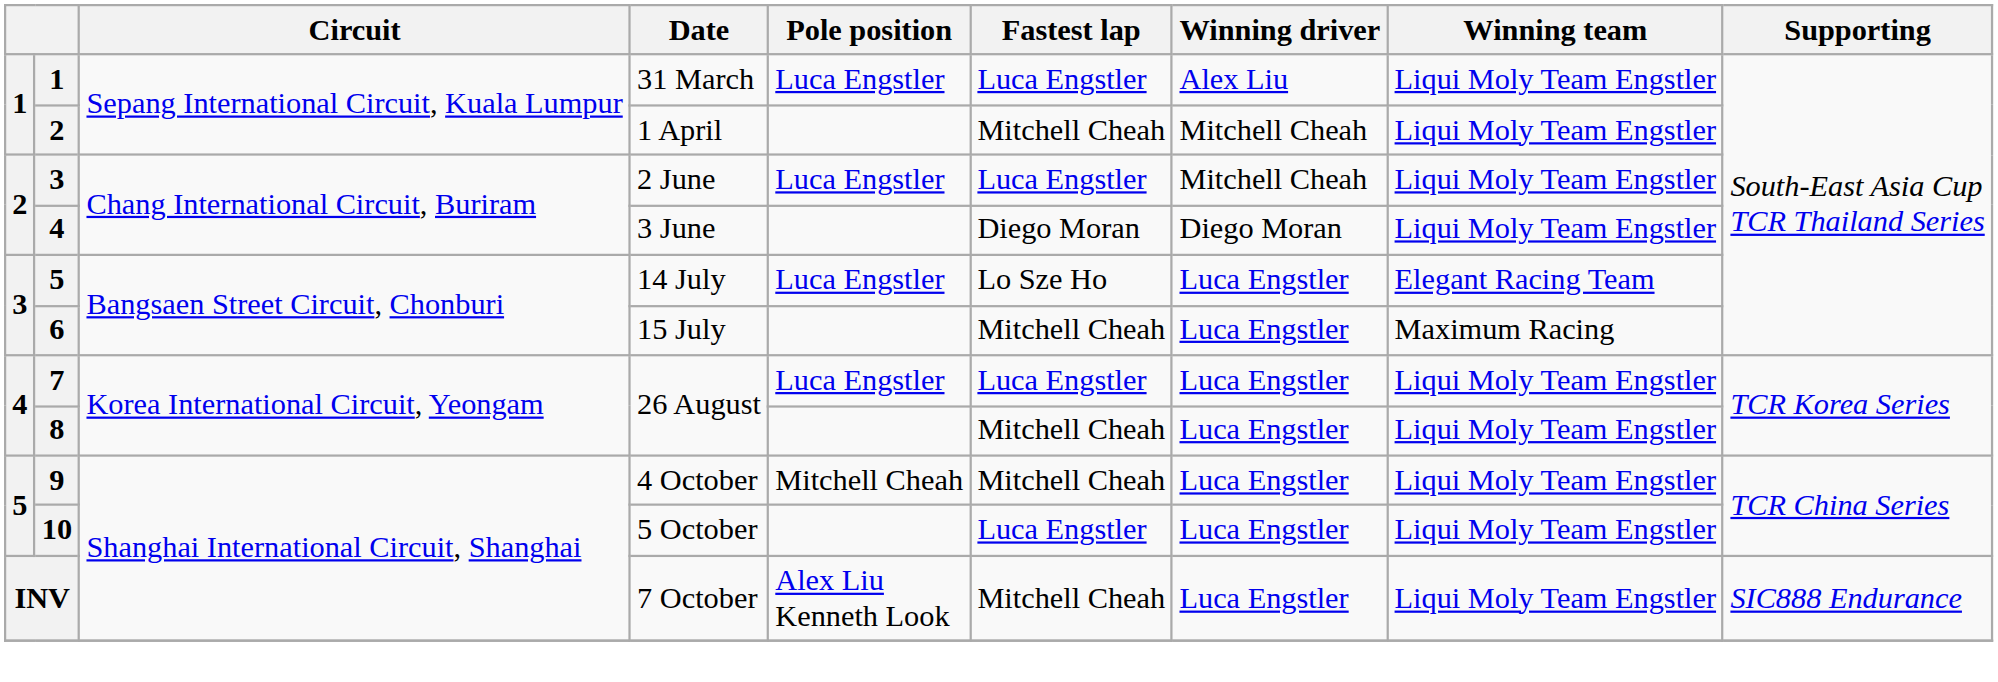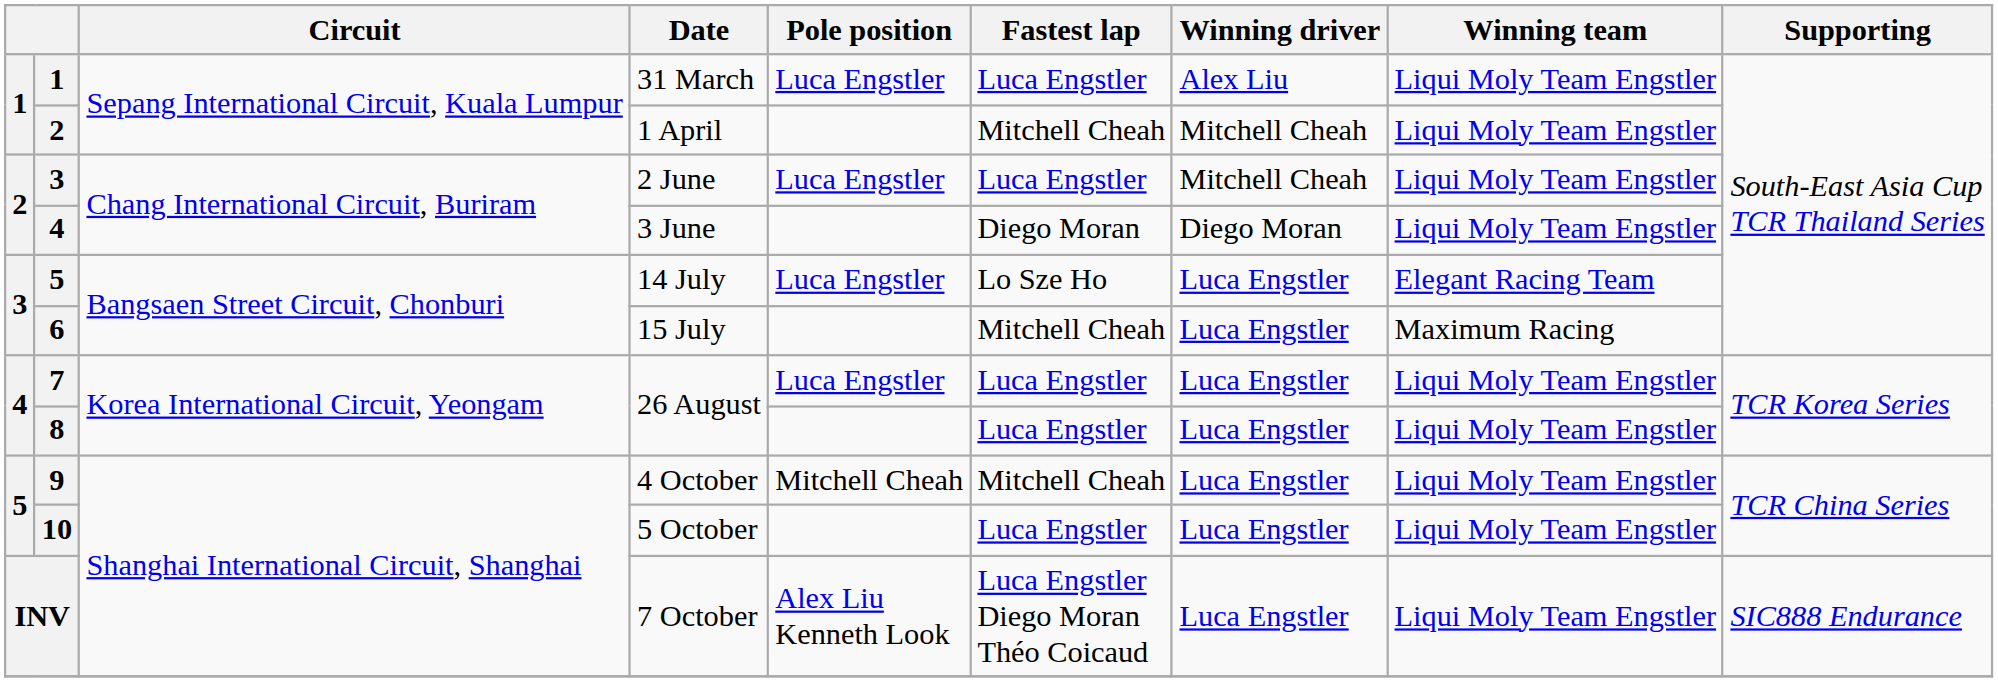(1071, 429) Mitchell Cheah -> (1062, 429) Luca Engstler
(1071, 597) Mitchell Cheah -> (1063, 615) Luca Engstler Diego Moran Théo Coicaud
